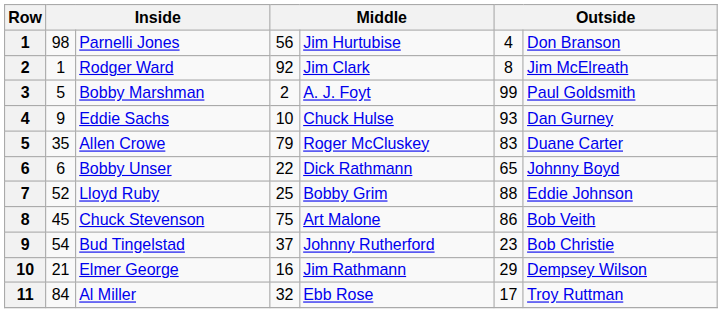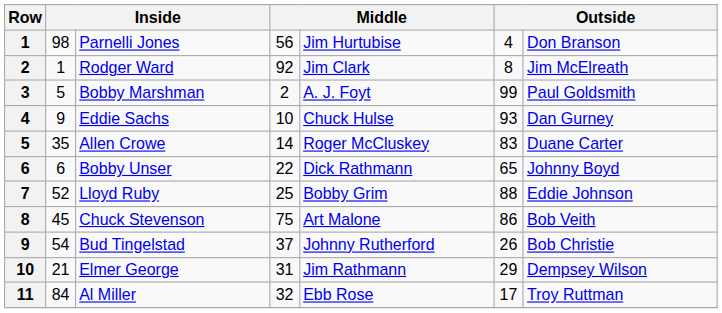(285, 144) 79 -> (285, 144) 14
(509, 245) 23 -> (509, 245) 26
(285, 270) 16 -> (285, 270) 31
